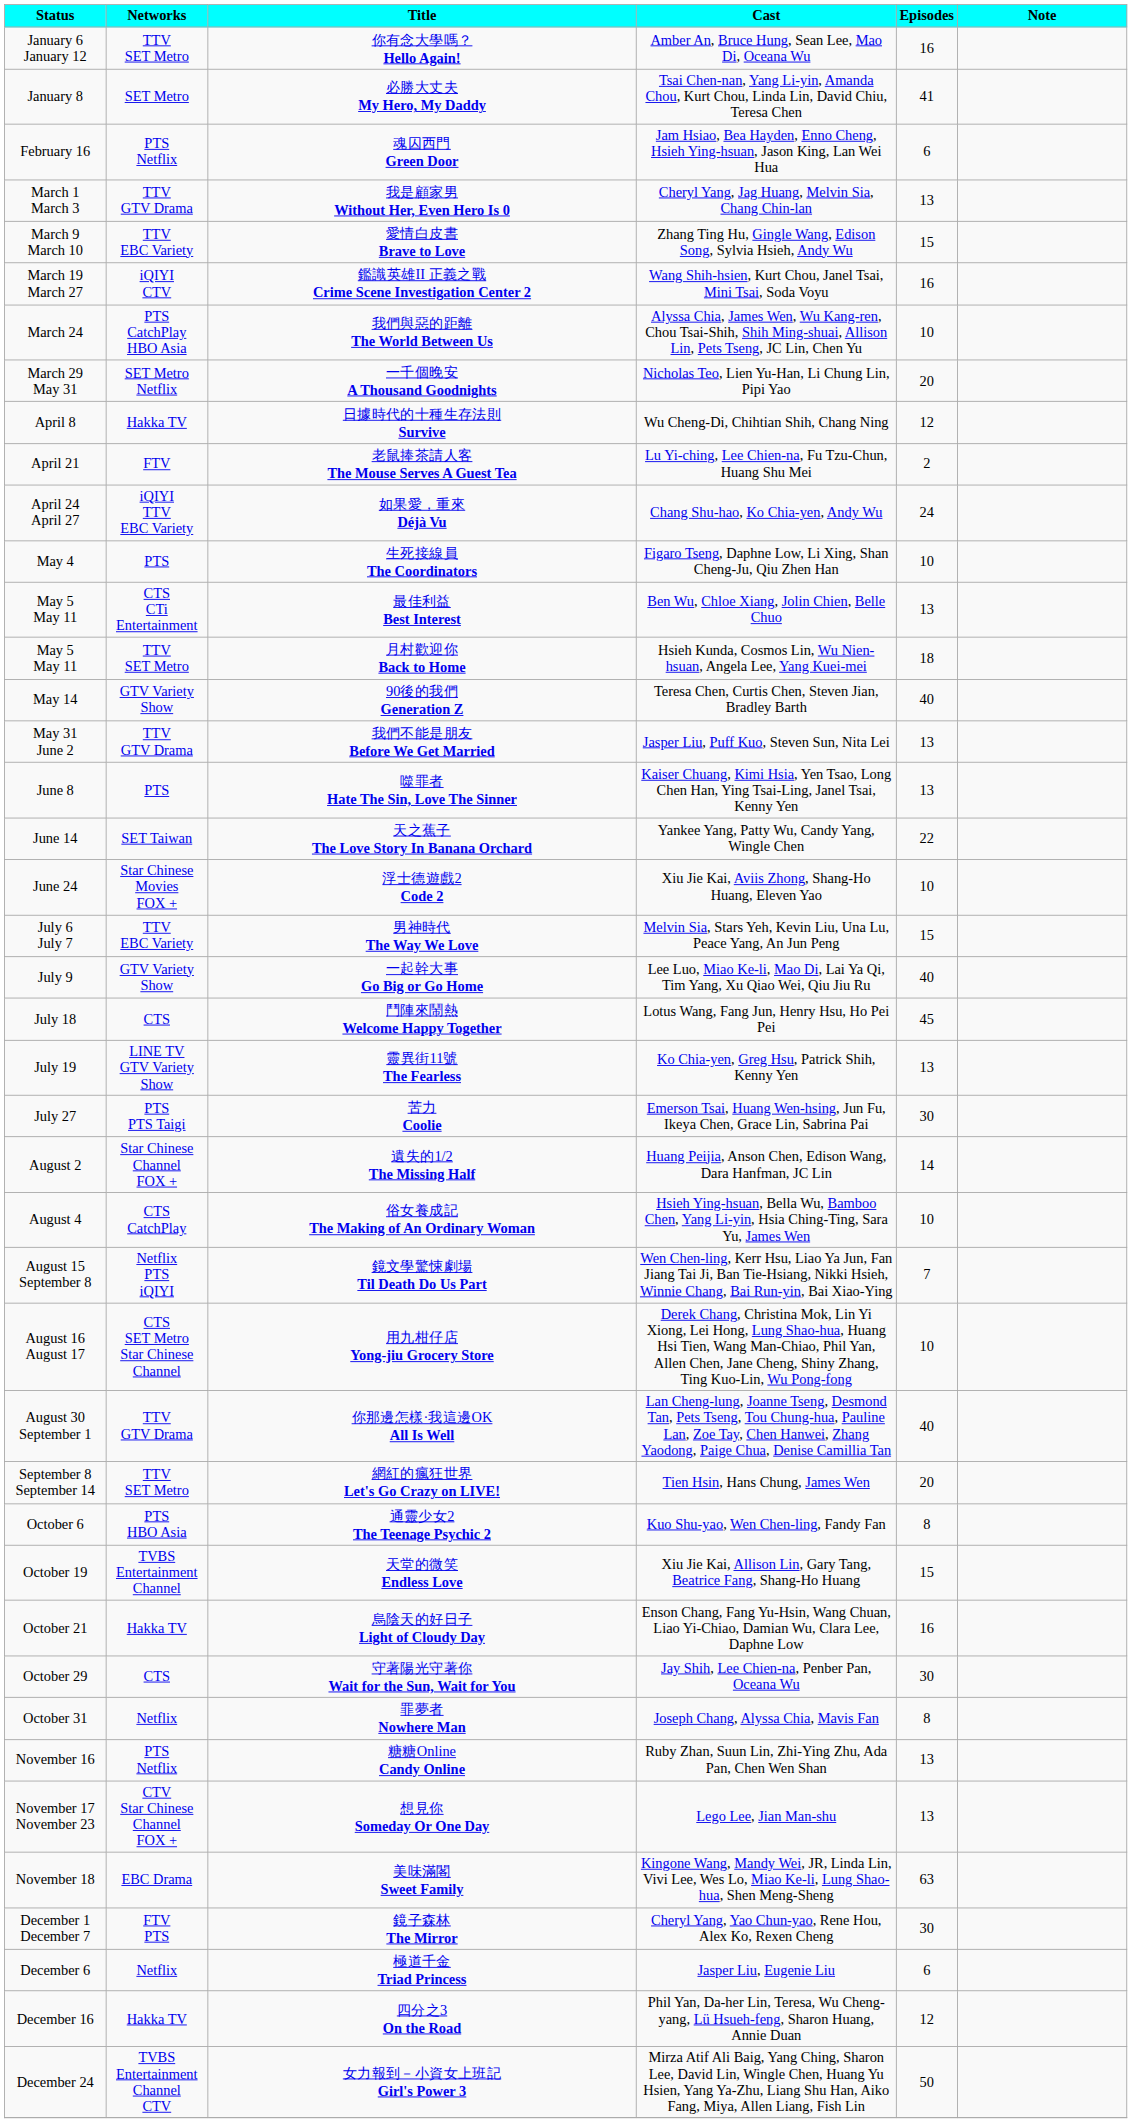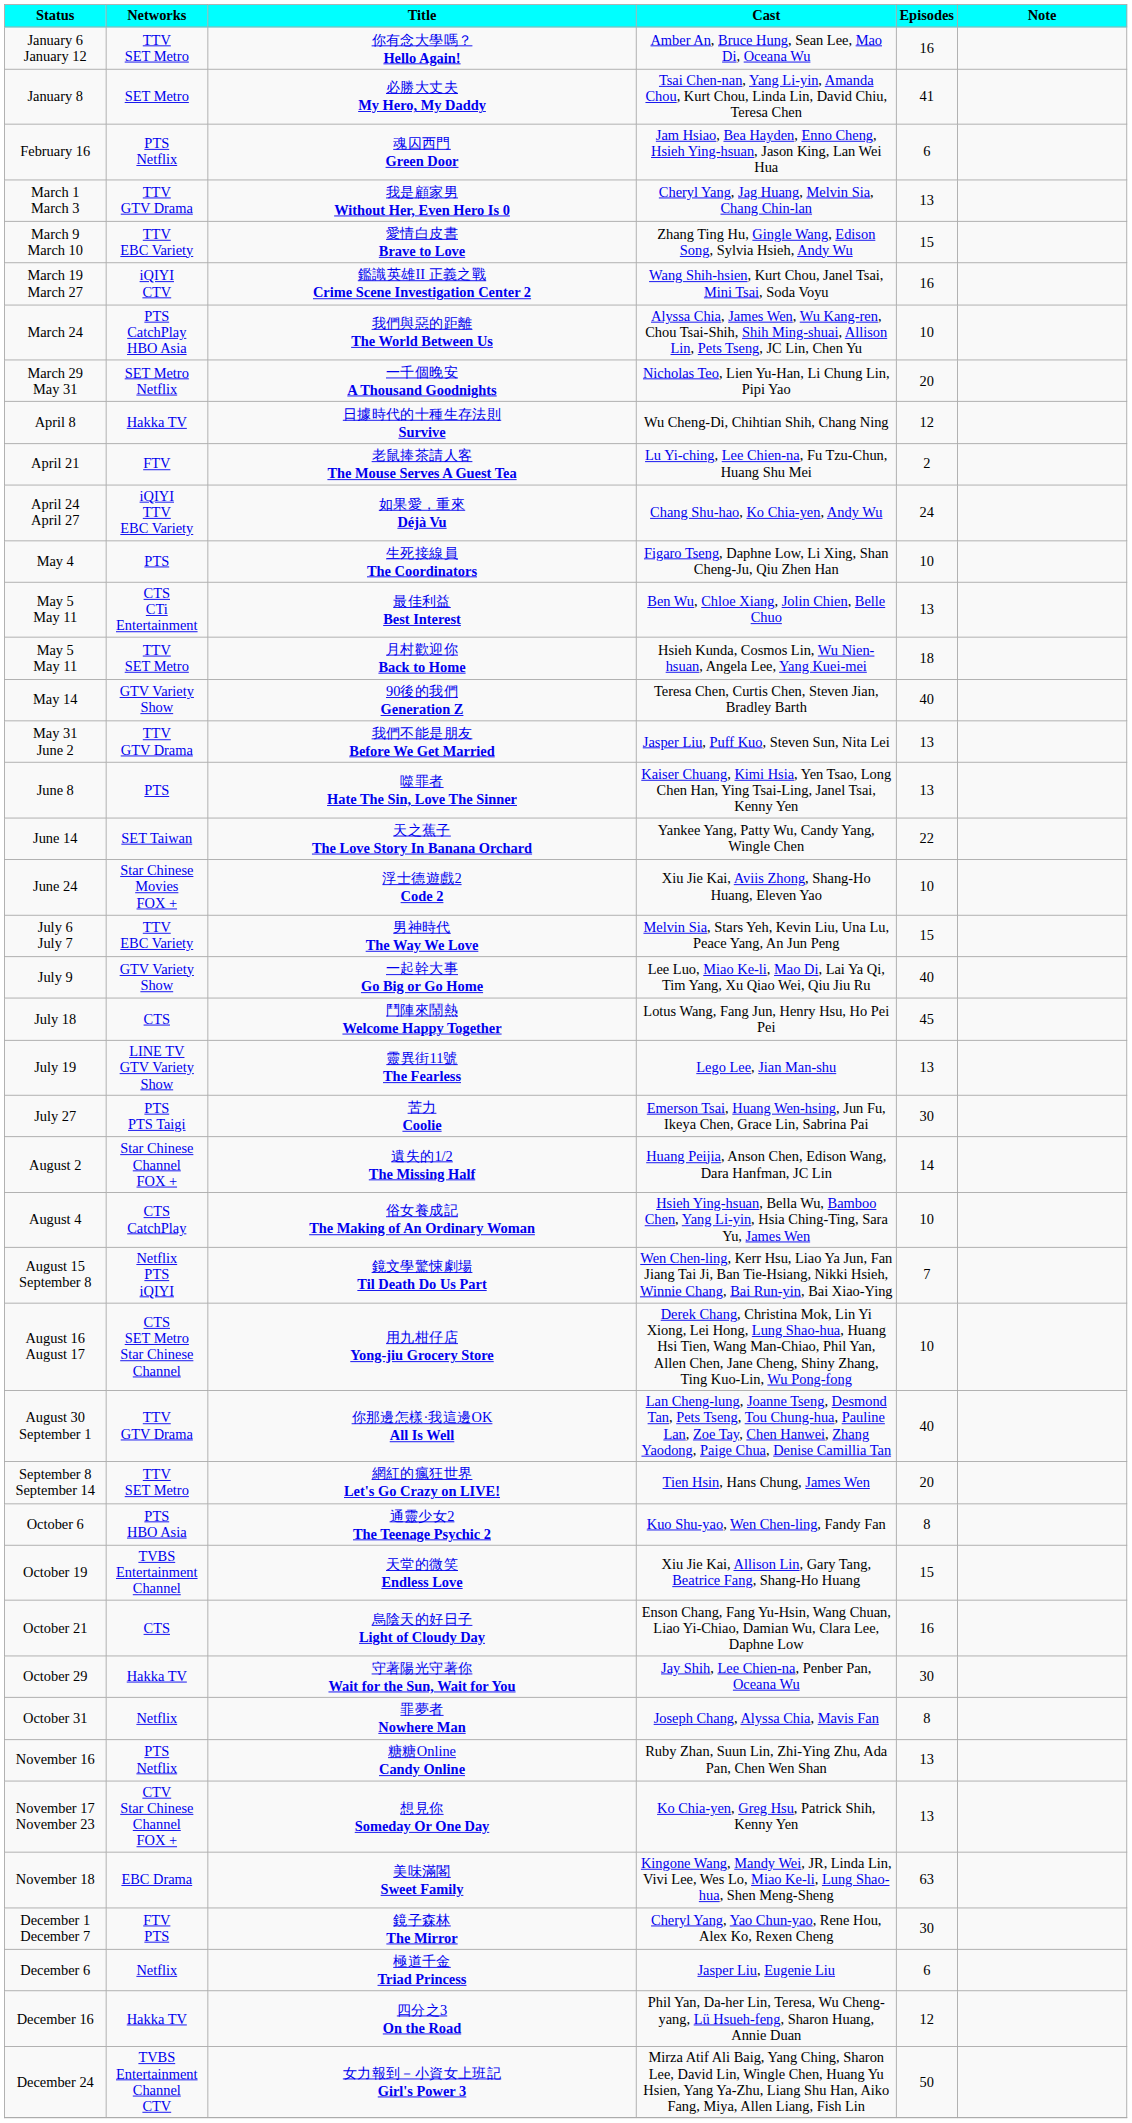(766, 1067) Ko Chia-yen, Greg Hsu, Patrick Shih, Kenny Yen -> (766, 1067) Lego Lee, Jian Man-shu
(157, 1628) Hakka TV -> (157, 1628) CTS
(157, 1676) CTS -> (157, 1676) Hakka TV
(766, 1816) Lego Lee, Jian Man-shu -> (766, 1816) Ko Chia-yen, Greg Hsu, Patrick Shih, Kenny Yen
